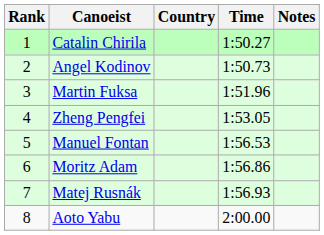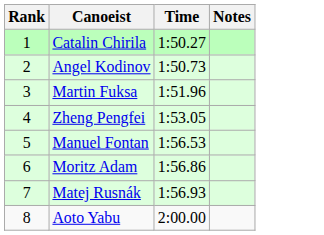- column: (186, 17)
